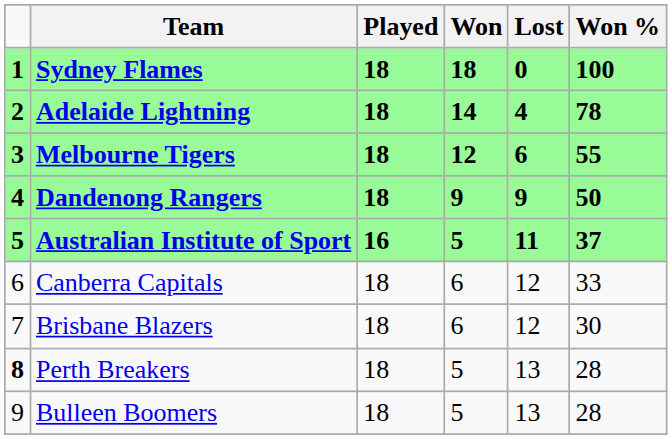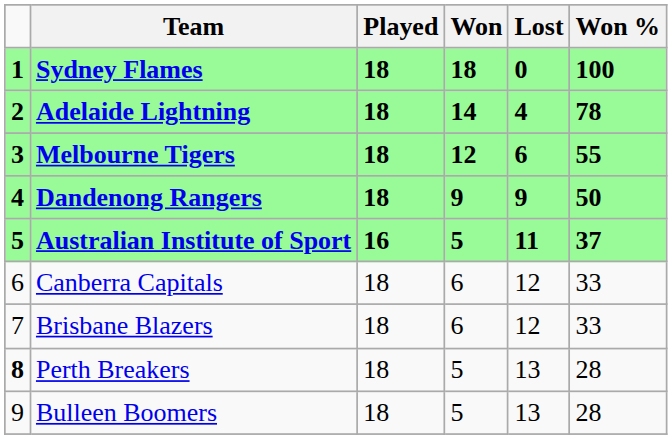(589, 326) 30 -> (589, 326) 33
